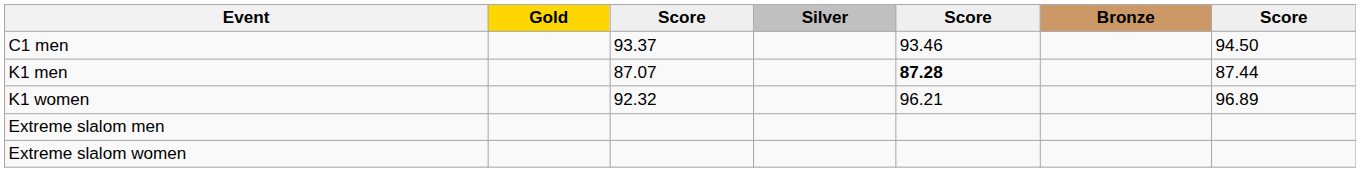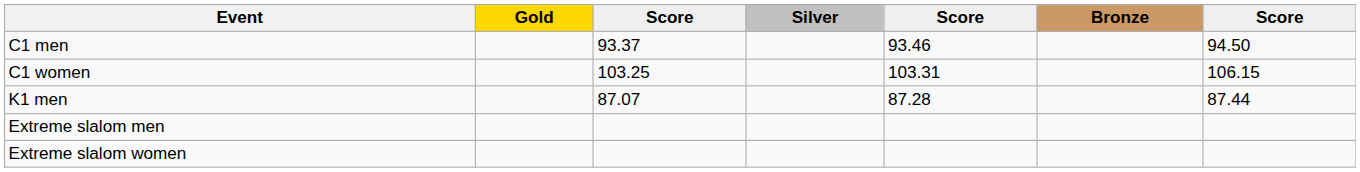+ row: (49, 72)
(921, 72) bold -> (909, 99) normal
- row: (49, 99)
